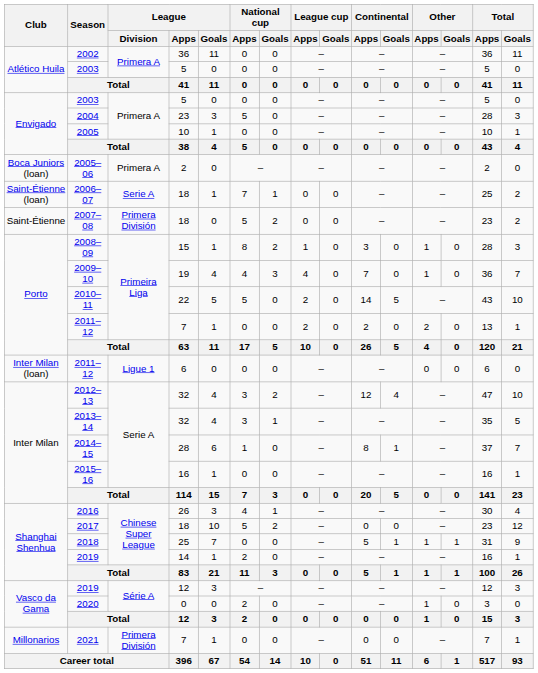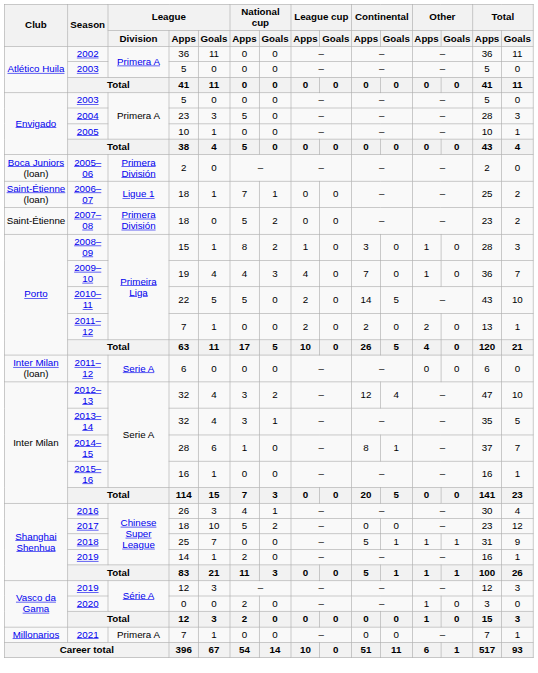(139, 168) Primera A -> (139, 168) Primera División
(139, 194) Serie A -> (139, 194) Ligue 1
(139, 368) Ligue 1 -> (139, 368) Serie A
(139, 640) Primera División -> (139, 634) Primera A
